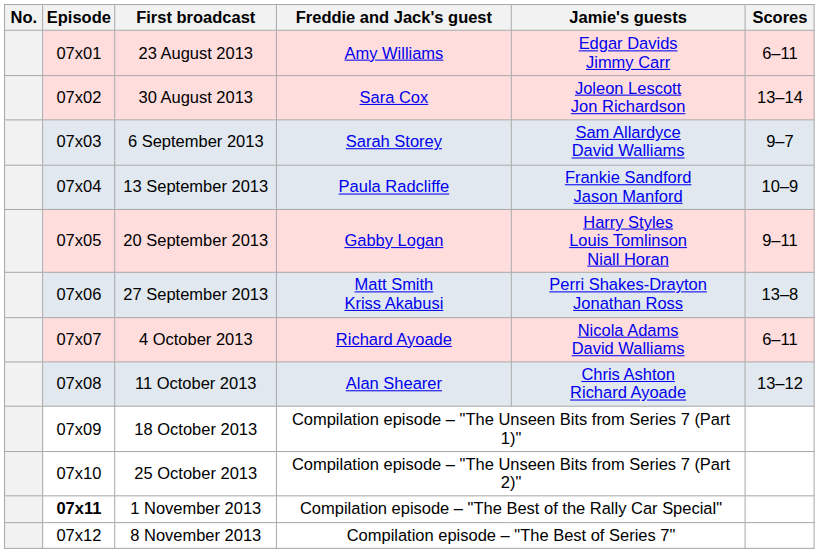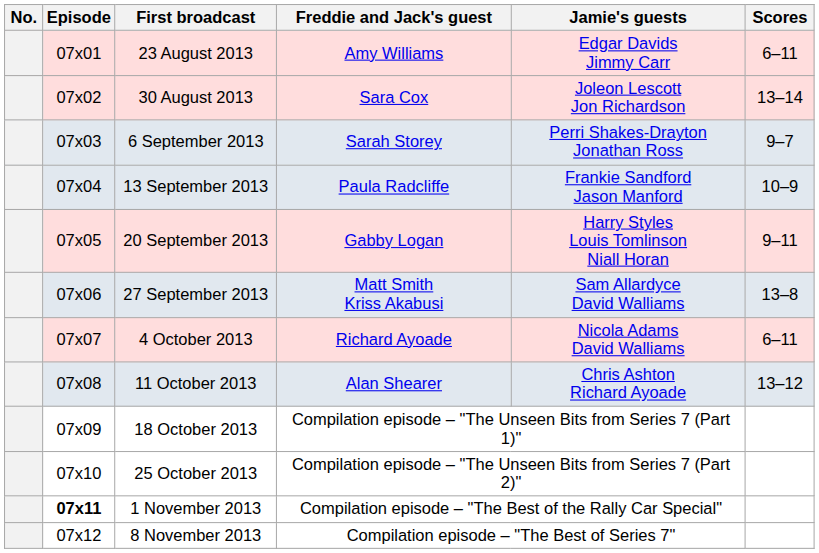(628, 142) Sam Allardyce David Walliams -> (628, 142) Perri Shakes-Drayton Jonathan Ross
(628, 294) Perri Shakes-Drayton Jonathan Ross -> (628, 294) Sam Allardyce David Walliams
